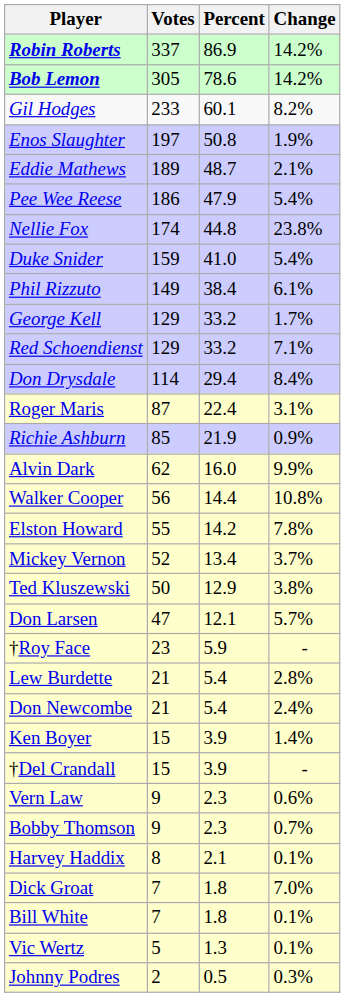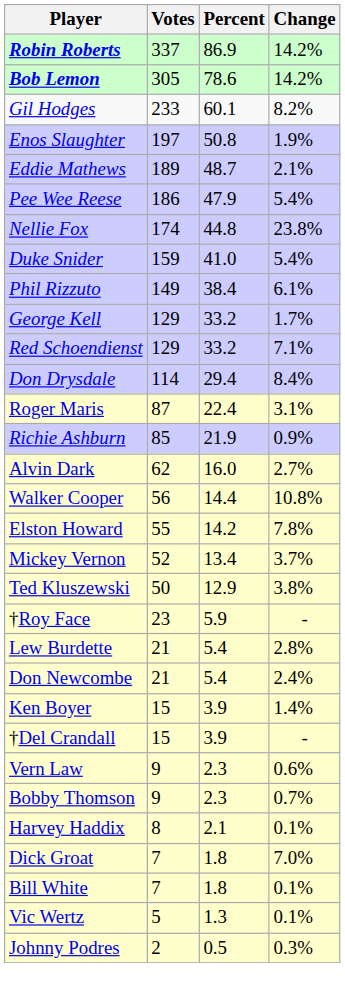(293, 468) 9.9% -> (293, 468) 2.7%
- row: (53, 618)
